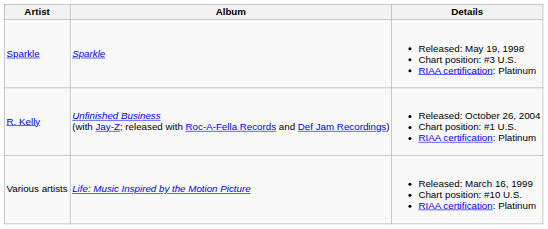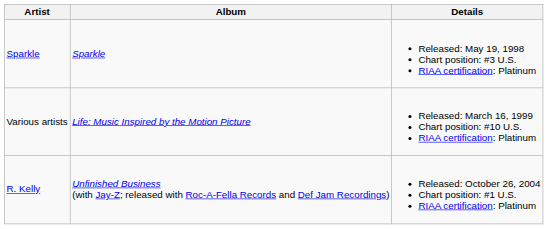rows swapped: (37, 189) <-> (23, 121)
